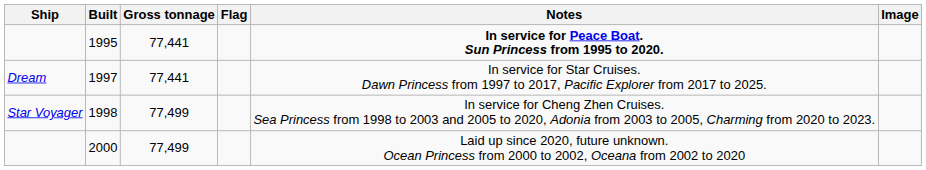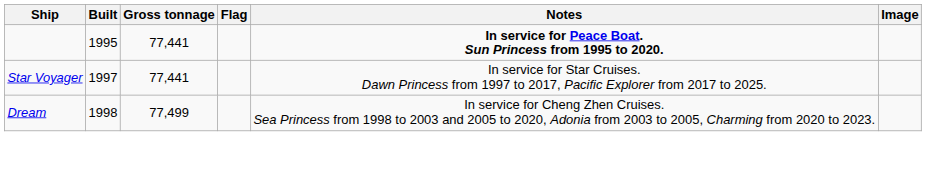(27, 77) Dream -> (45, 77) Star Voyager
(45, 112) Star Voyager -> (27, 112) Dream
- row: (103, 148)
